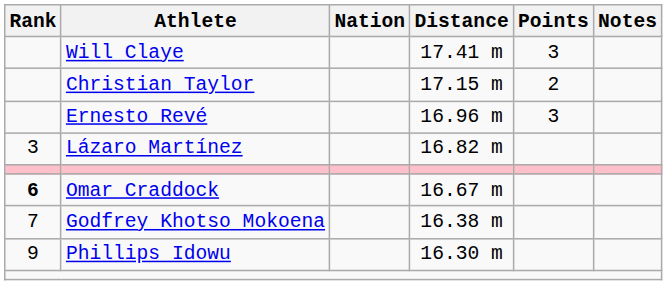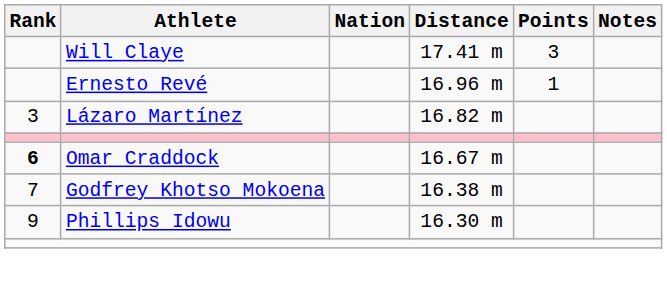- row: (160, 85)
(553, 117) 3 -> (553, 85) 1
